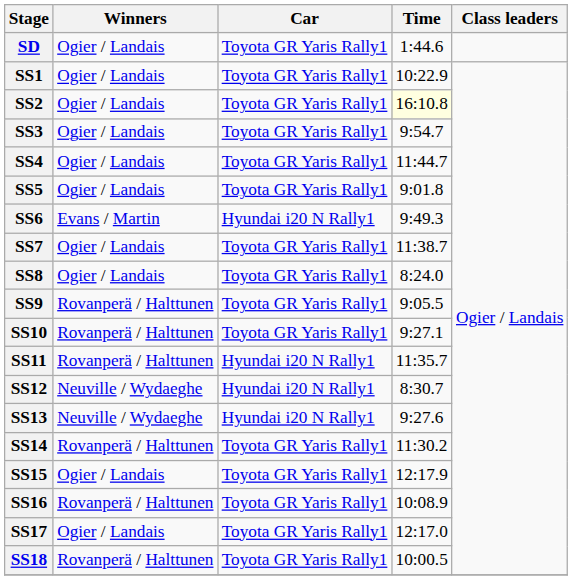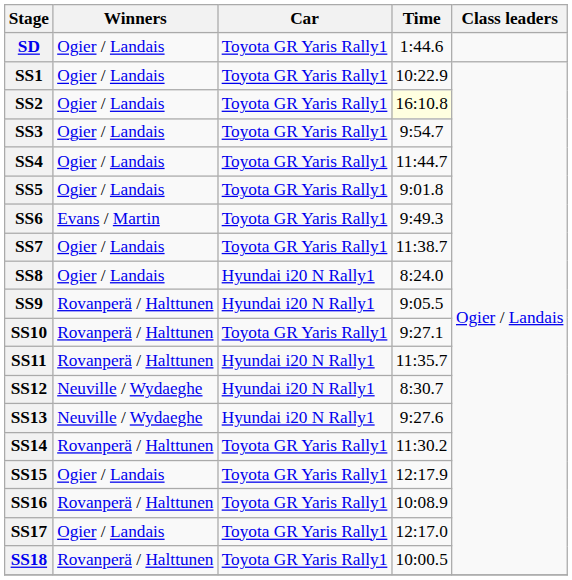(298, 217) Hyundai i20 N Rally1 -> (305, 217) Toyota GR Yaris Rally1
(305, 274) Toyota GR Yaris Rally1 -> (298, 274) Hyundai i20 N Rally1
(305, 303) Toyota GR Yaris Rally1 -> (298, 303) Hyundai i20 N Rally1
